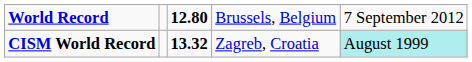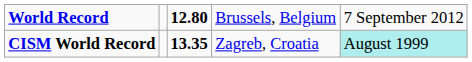(189, 43) 13.32 -> (189, 43) 13.35
